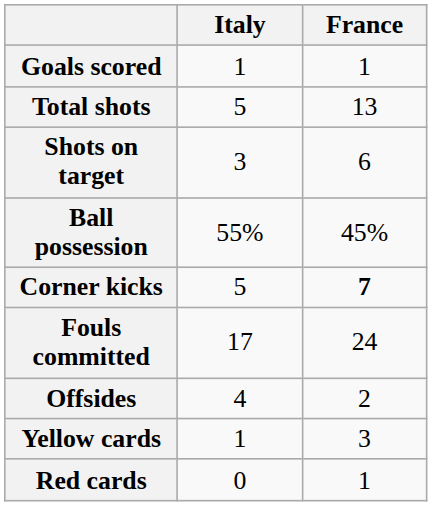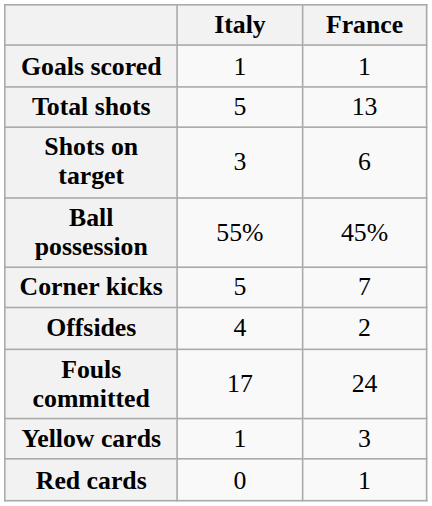(365, 287) bold -> (365, 287) normal
rows swapped: (91, 342) <-> (91, 397)
